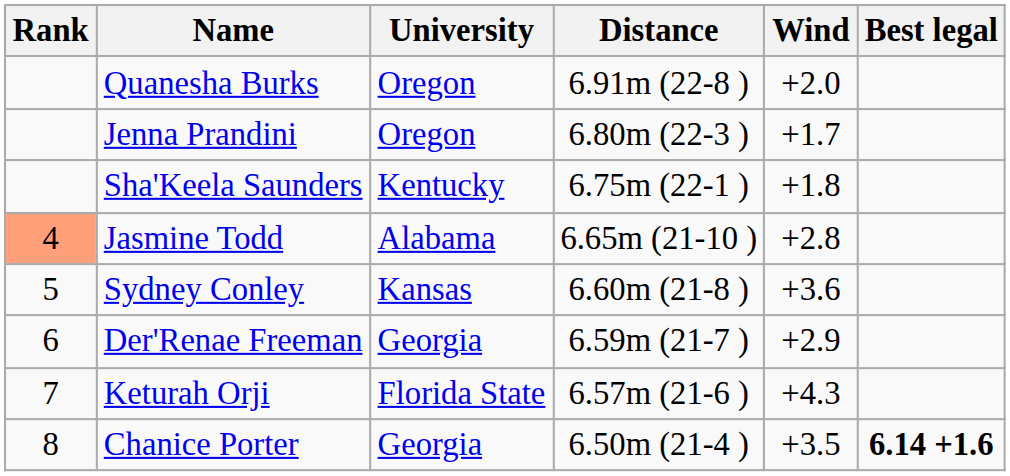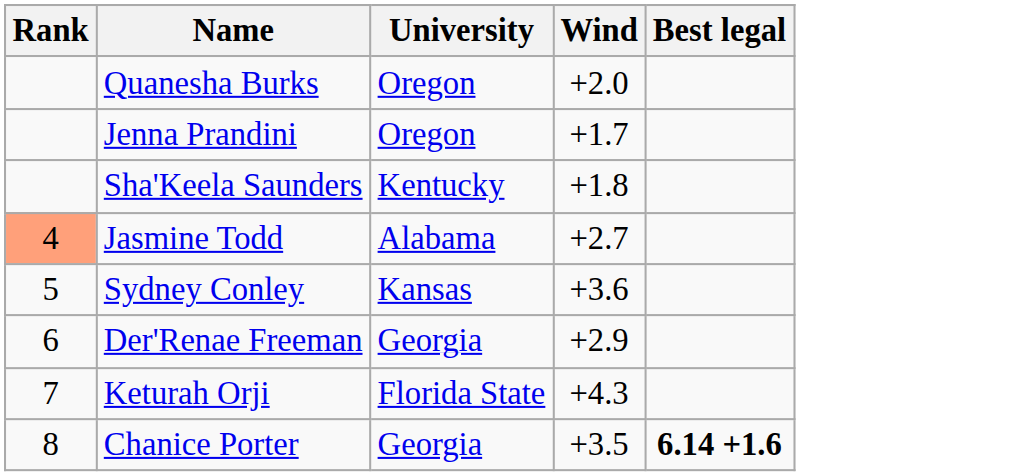- column: (659, 30)
(811, 237) +2.8 -> (599, 237) +2.7
